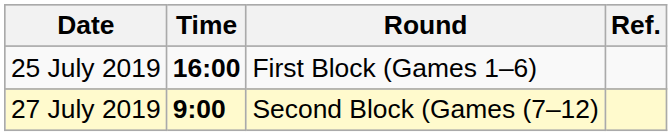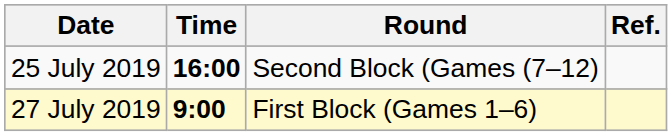(395, 67) First Block (Games 1–6) -> (426, 67) Second Block (Games (7–12)
(426, 109) Second Block (Games (7–12) -> (395, 109) First Block (Games 1–6)
